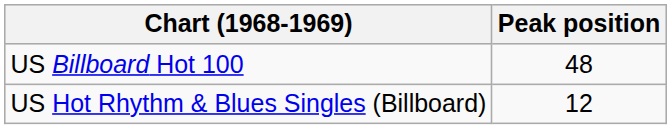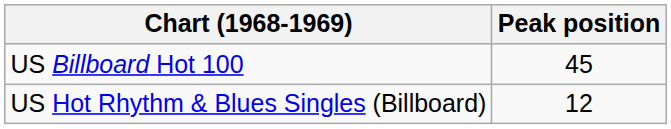(579, 63) 48 -> (579, 63) 45
